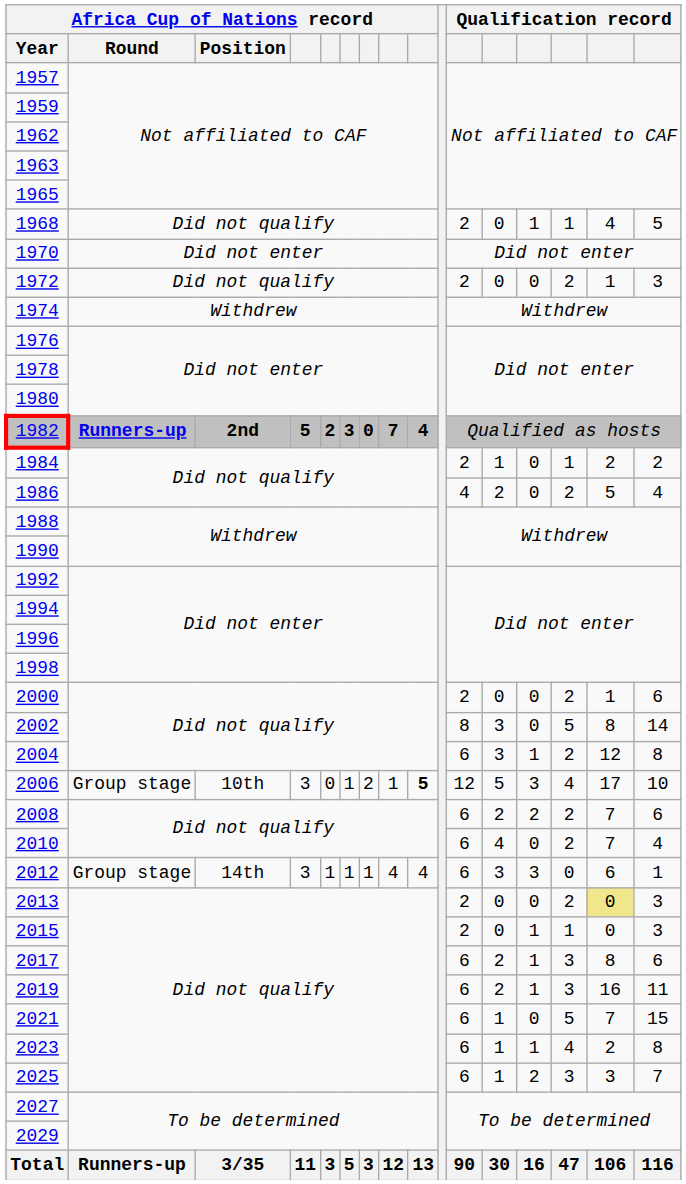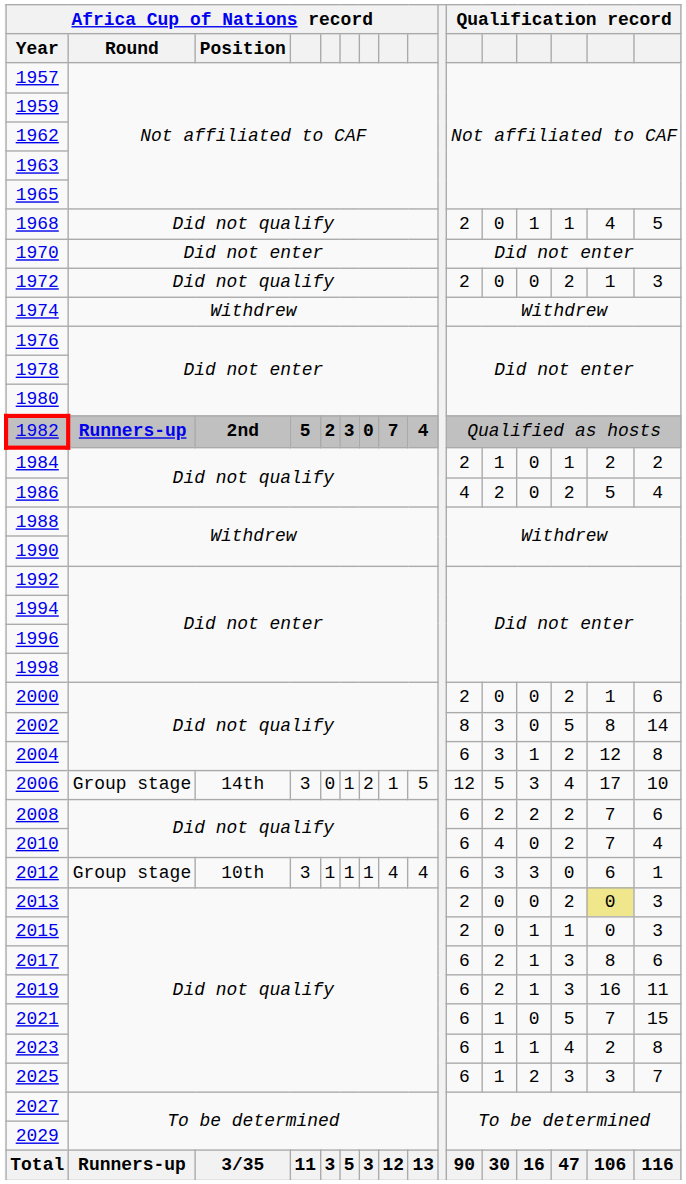(243, 785) 10th -> (243, 785) 14th
(423, 785) bold -> (423, 785) normal
(243, 873) 14th -> (243, 873) 10th
